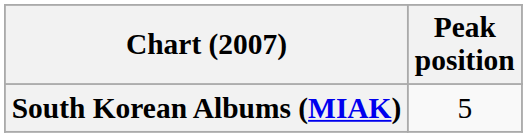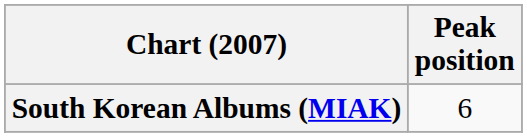(465, 107) 5 -> (465, 107) 6
